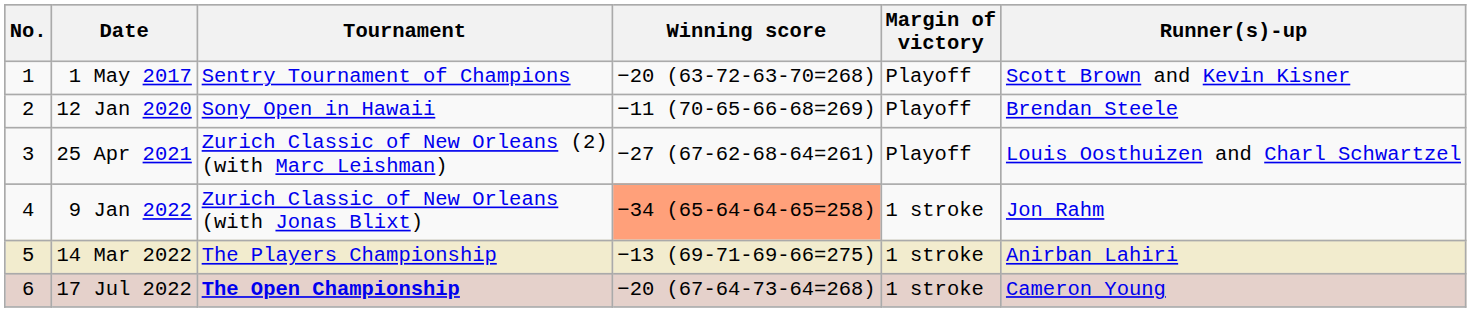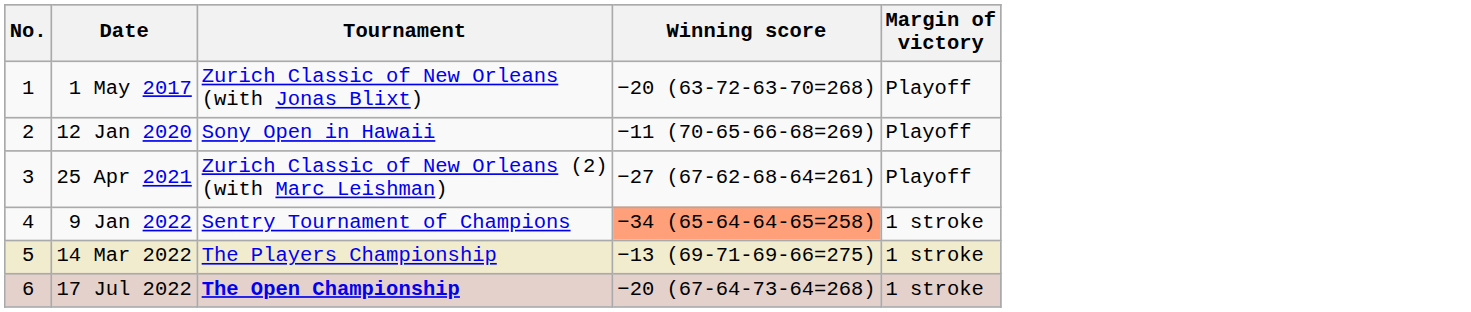- column: (1233, 33)
(386, 78) Sentry Tournament of Champions -> (380, 90) Zurich Classic of New Orleans (with Jonas Blixt)
(380, 212) Zurich Classic of New Orleans (with Jonas Blixt) -> (386, 224) Sentry Tournament of Champions
